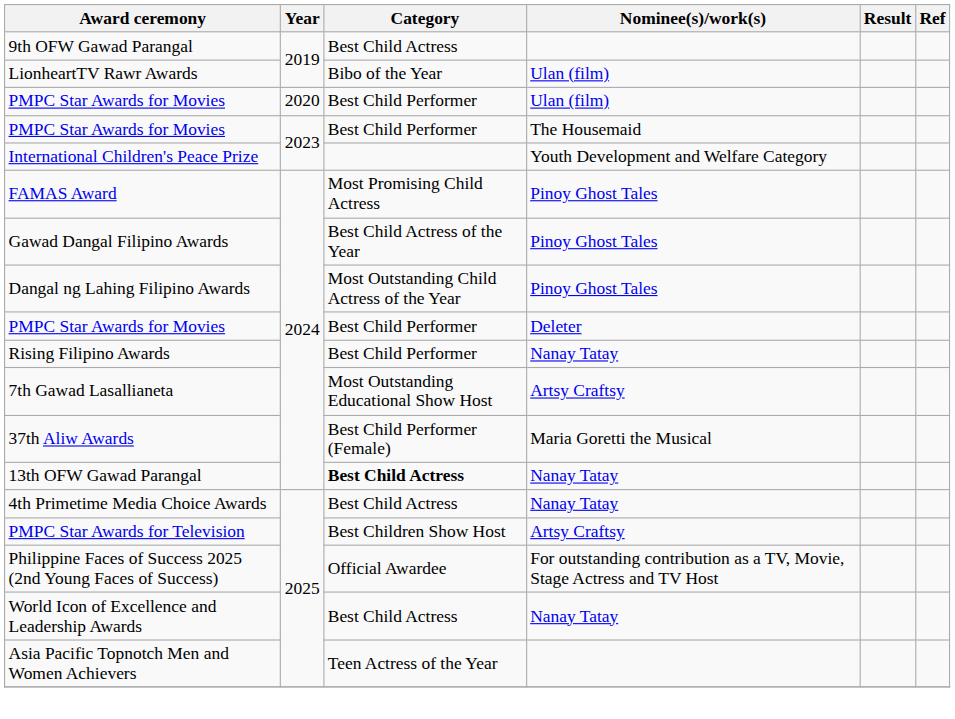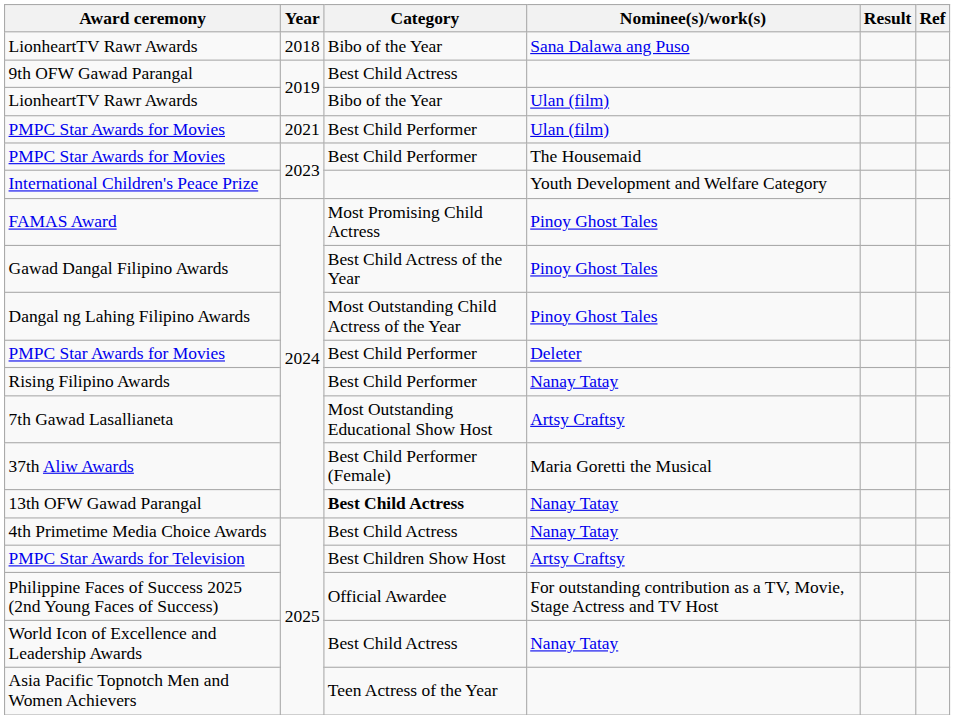+ row: (103, 45)
(302, 101) 2020 -> (302, 128) 2021
